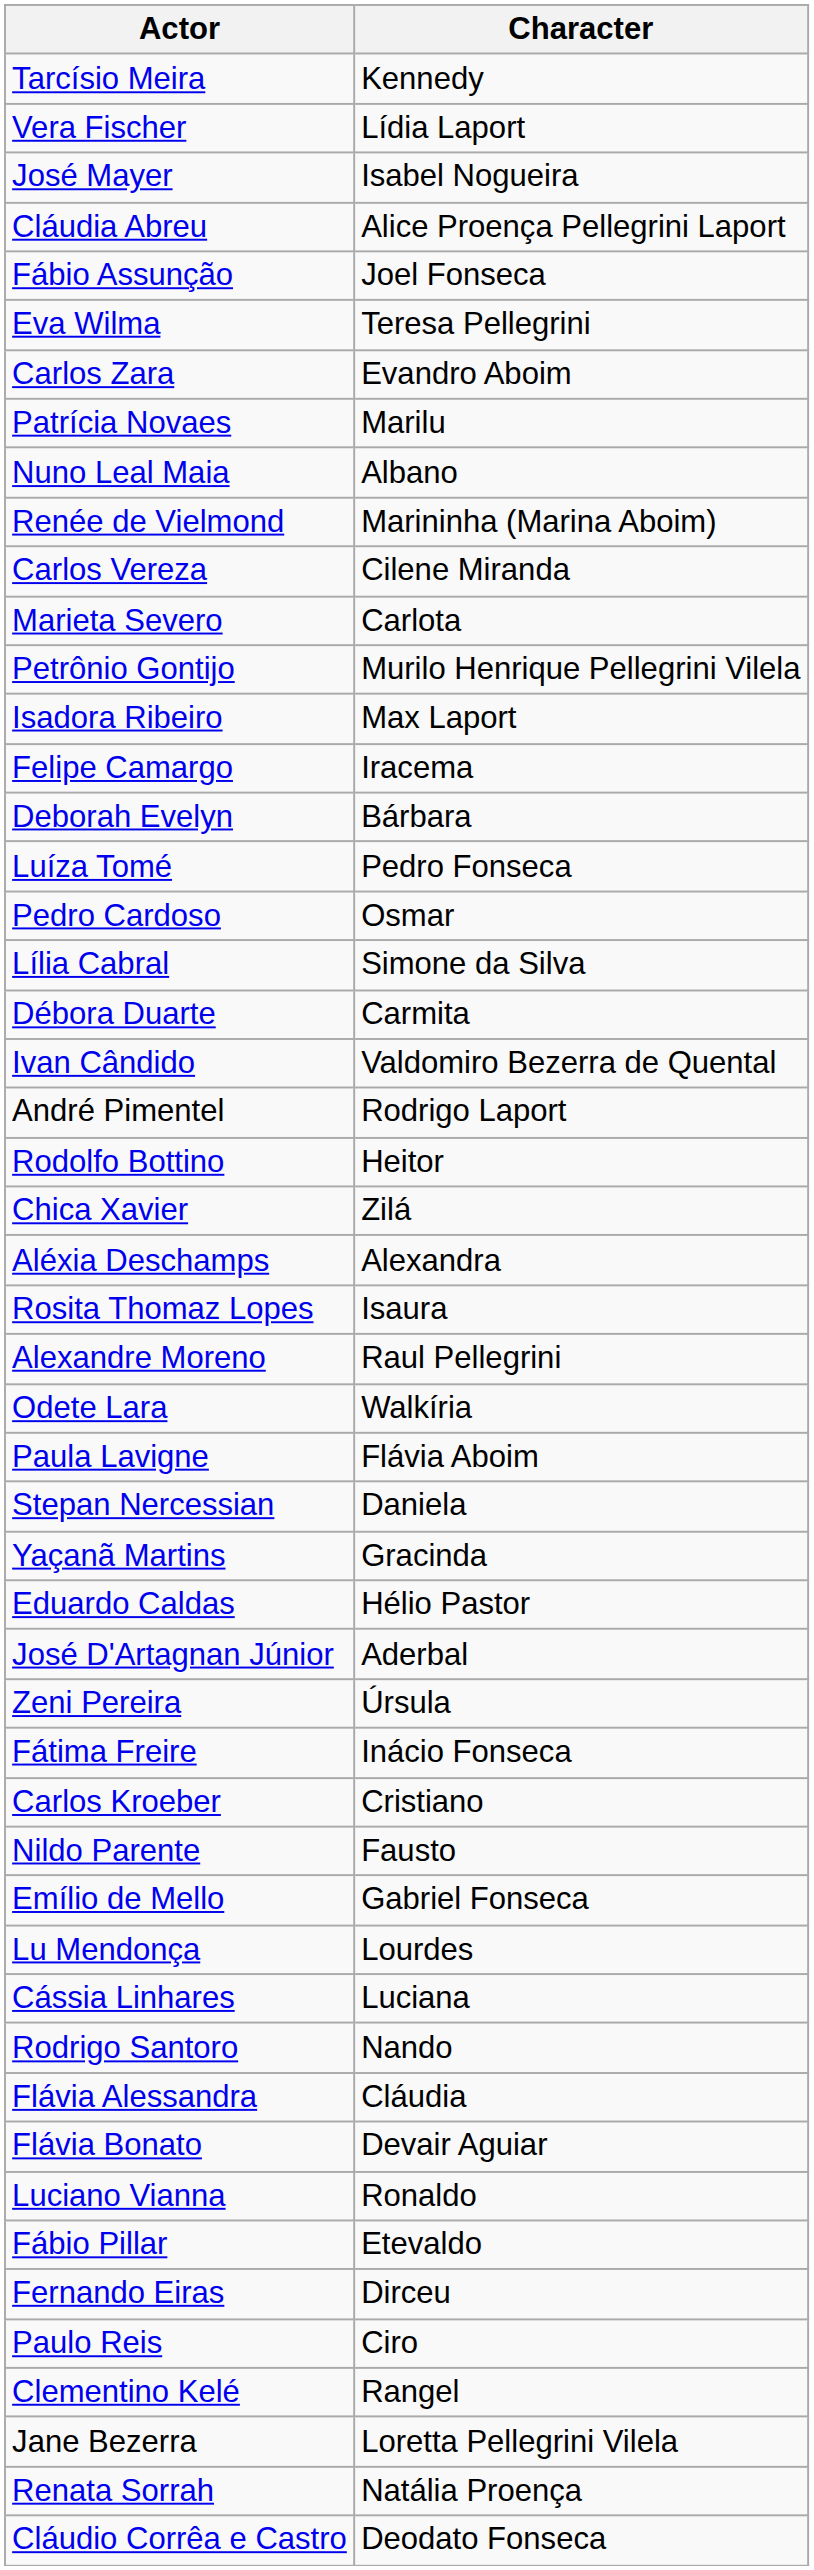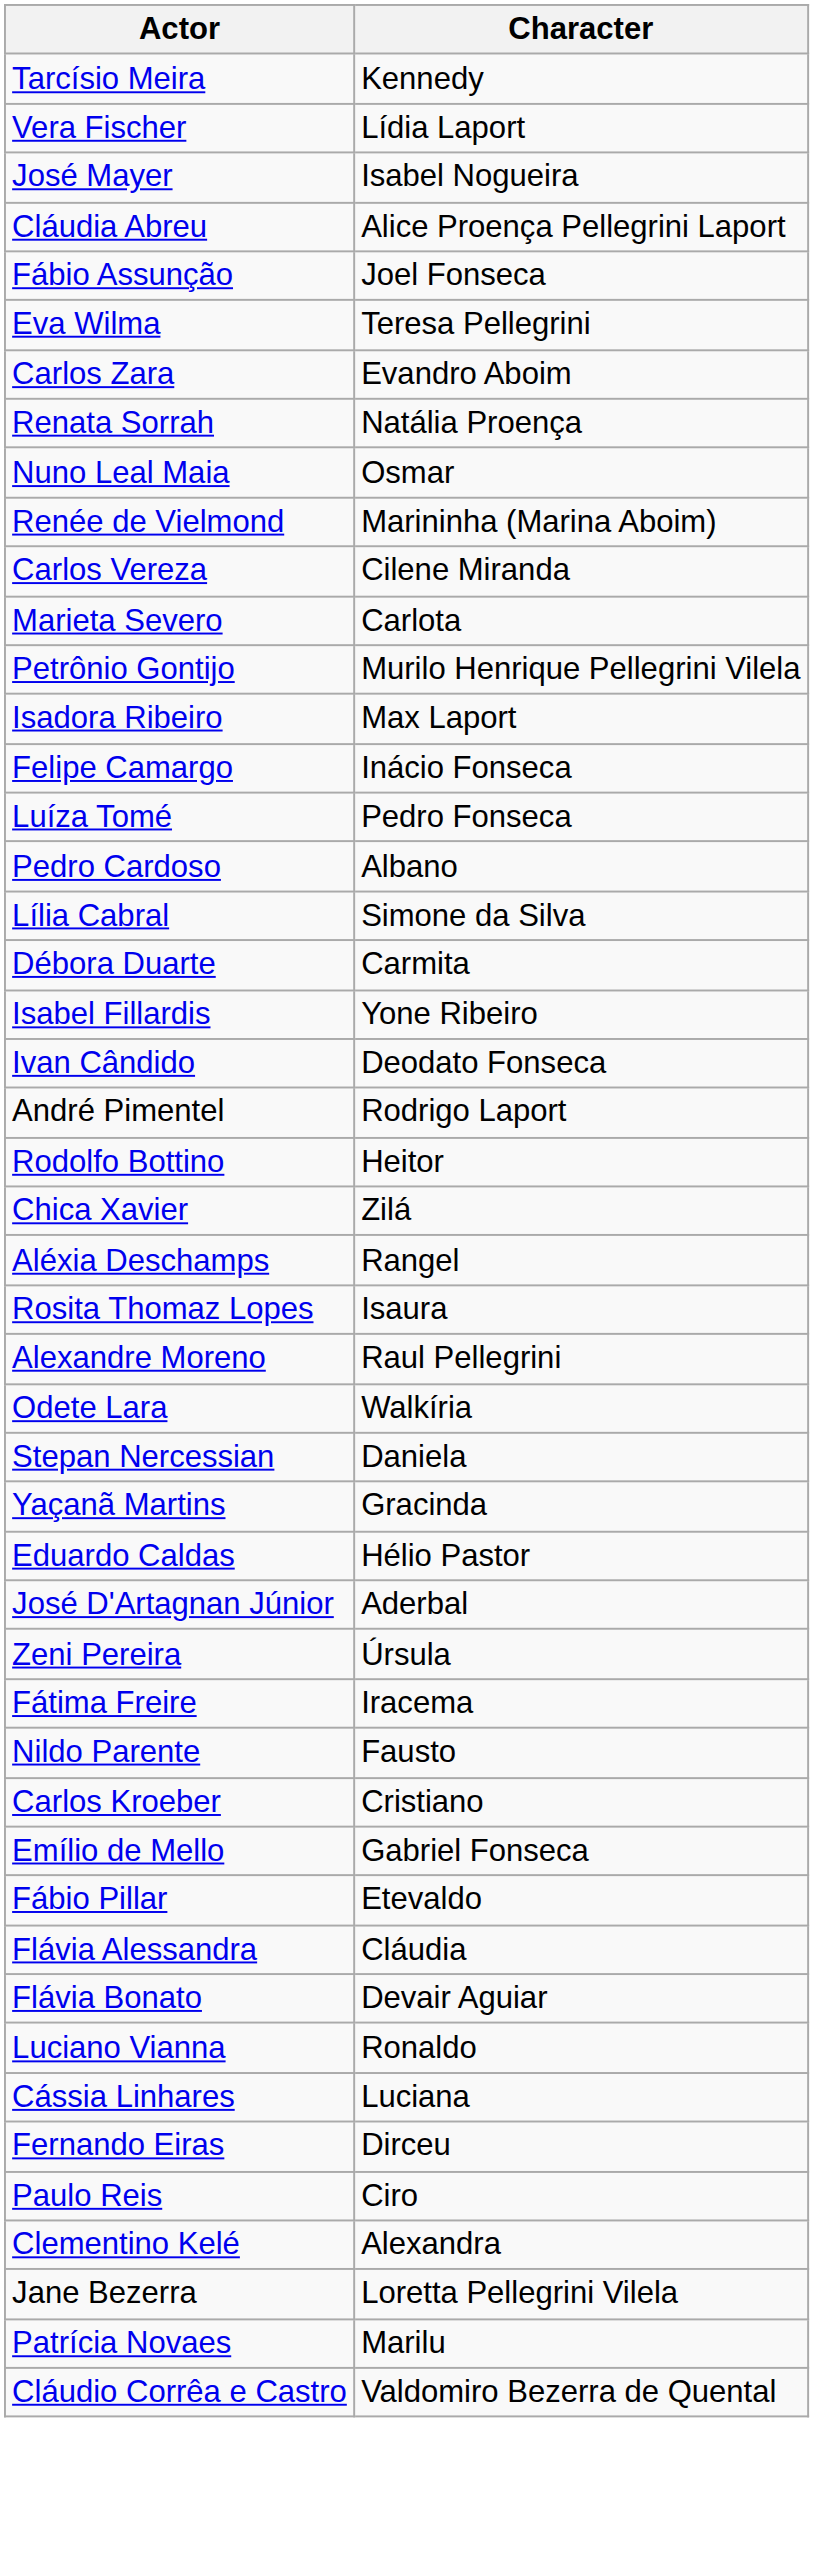rows swapped: (113, 2490) <-> (122, 422)
(409, 472) Albano -> (408, 472) Osmar
(417, 767) Iracema -> (466, 767) Inácio Fonseca
- row: (123, 816)
(408, 915) Osmar -> (409, 865) Albano
+ row: (111, 1013)
(569, 1062) Valdomiro Bezerra de Quental -> (484, 1062) Deodato Fonseca
(431, 1259) Alexandra -> (410, 1259) Rangel
- row: (111, 1456)
(466, 1752) Inácio Fonseca -> (417, 1702) Iracema
rows swapped: (106, 1850) <-> (117, 1801)
- row: (106, 1948)
rows swapped: (123, 1998) <-> (90, 2244)
- row: (125, 2047)
(410, 2392) Rangel -> (431, 2244) Alexandra
(484, 2539) Deodato Fonseca -> (569, 2392) Valdomiro Bezerra de Quental
